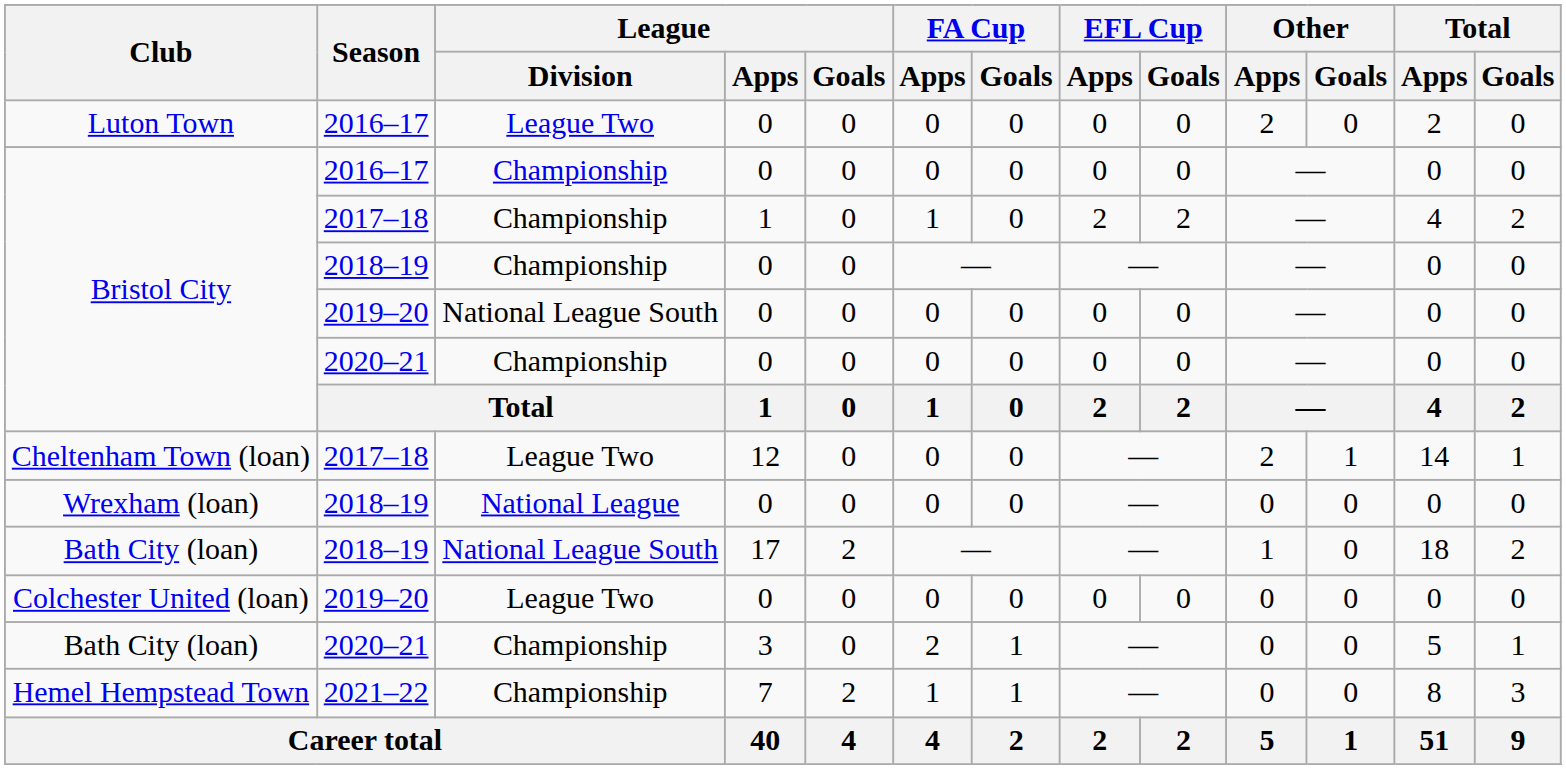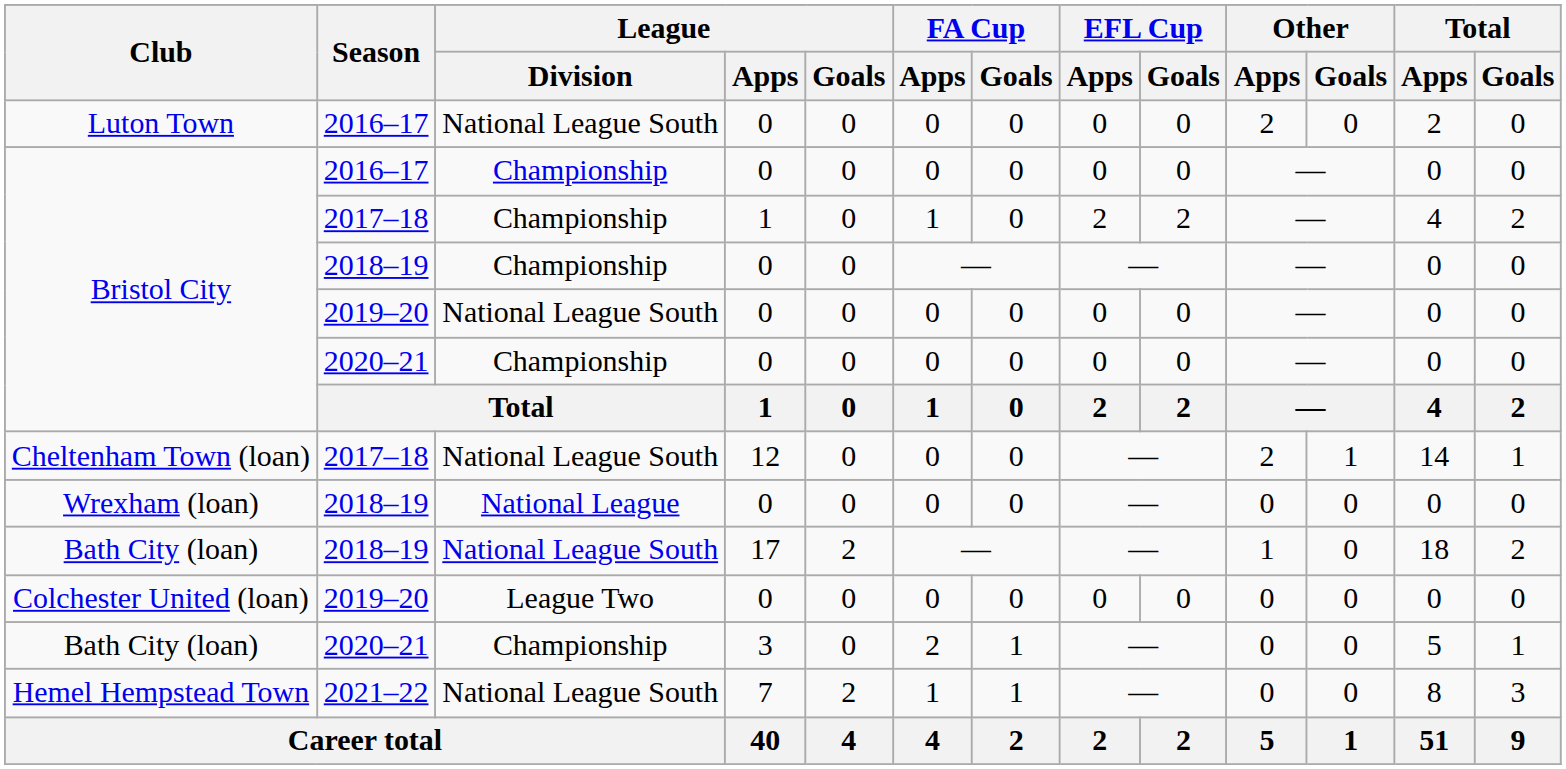(580, 123) League Two -> (580, 123) National League South
(580, 455) League Two -> (580, 455) National League South
(580, 692) Championship -> (580, 692) National League South
